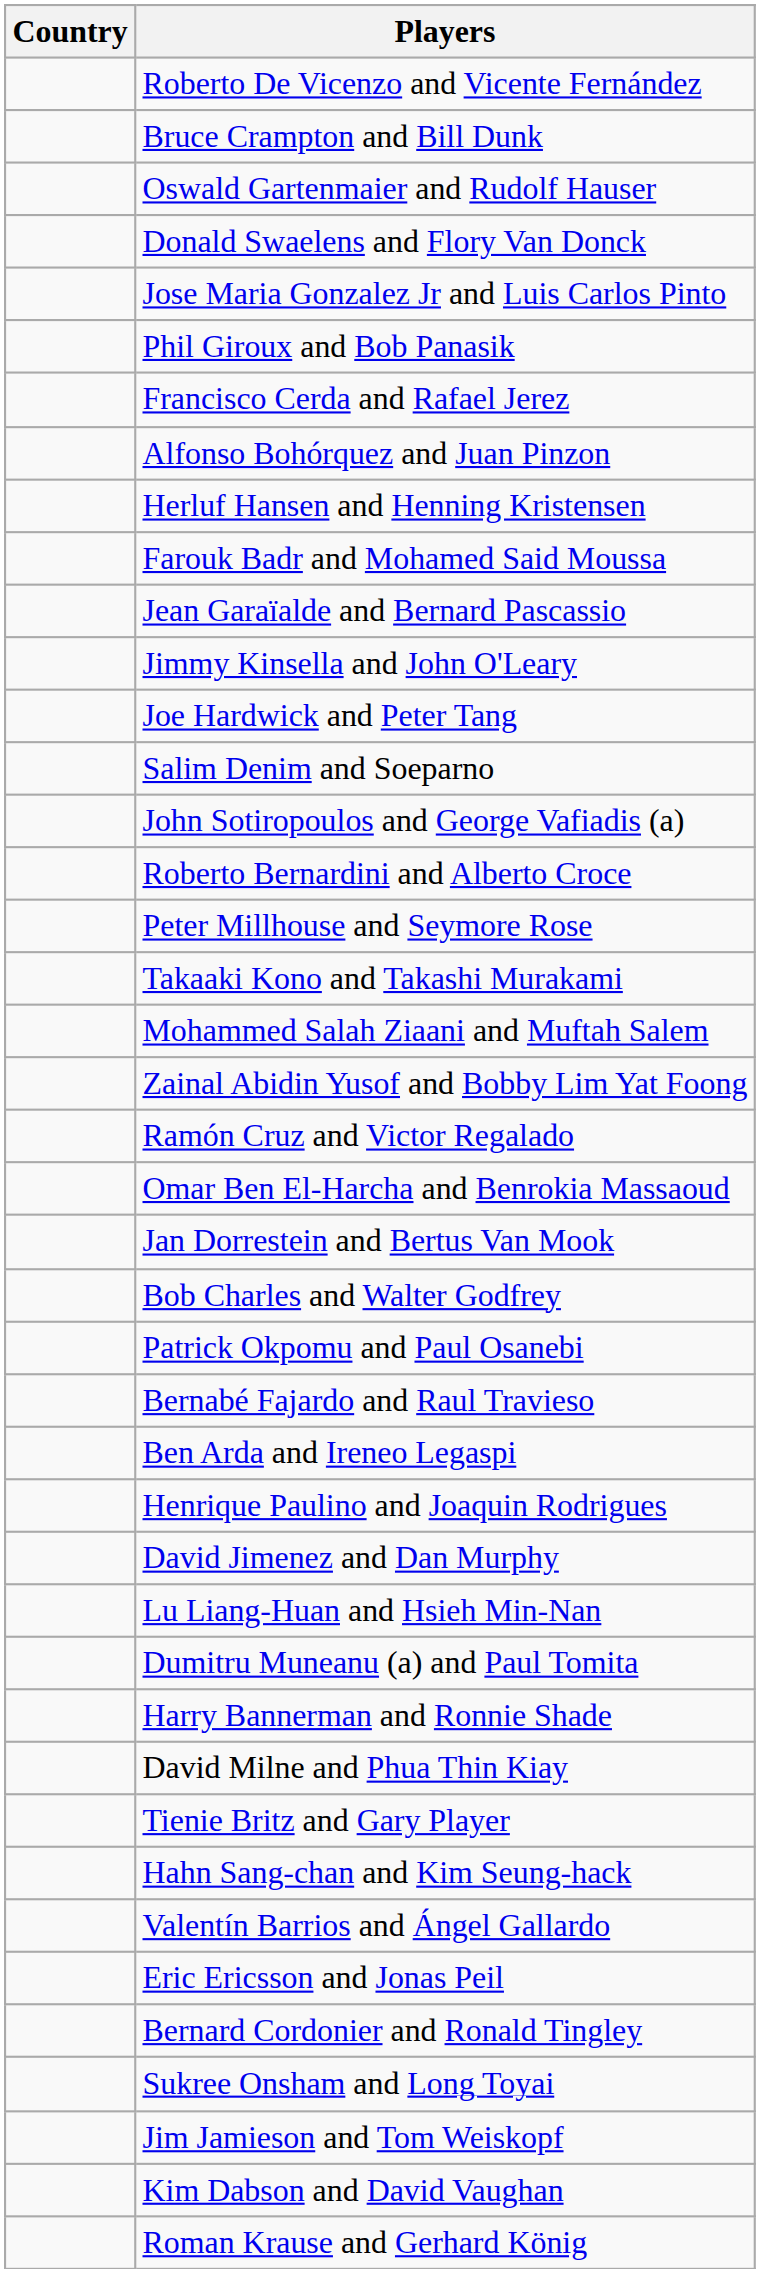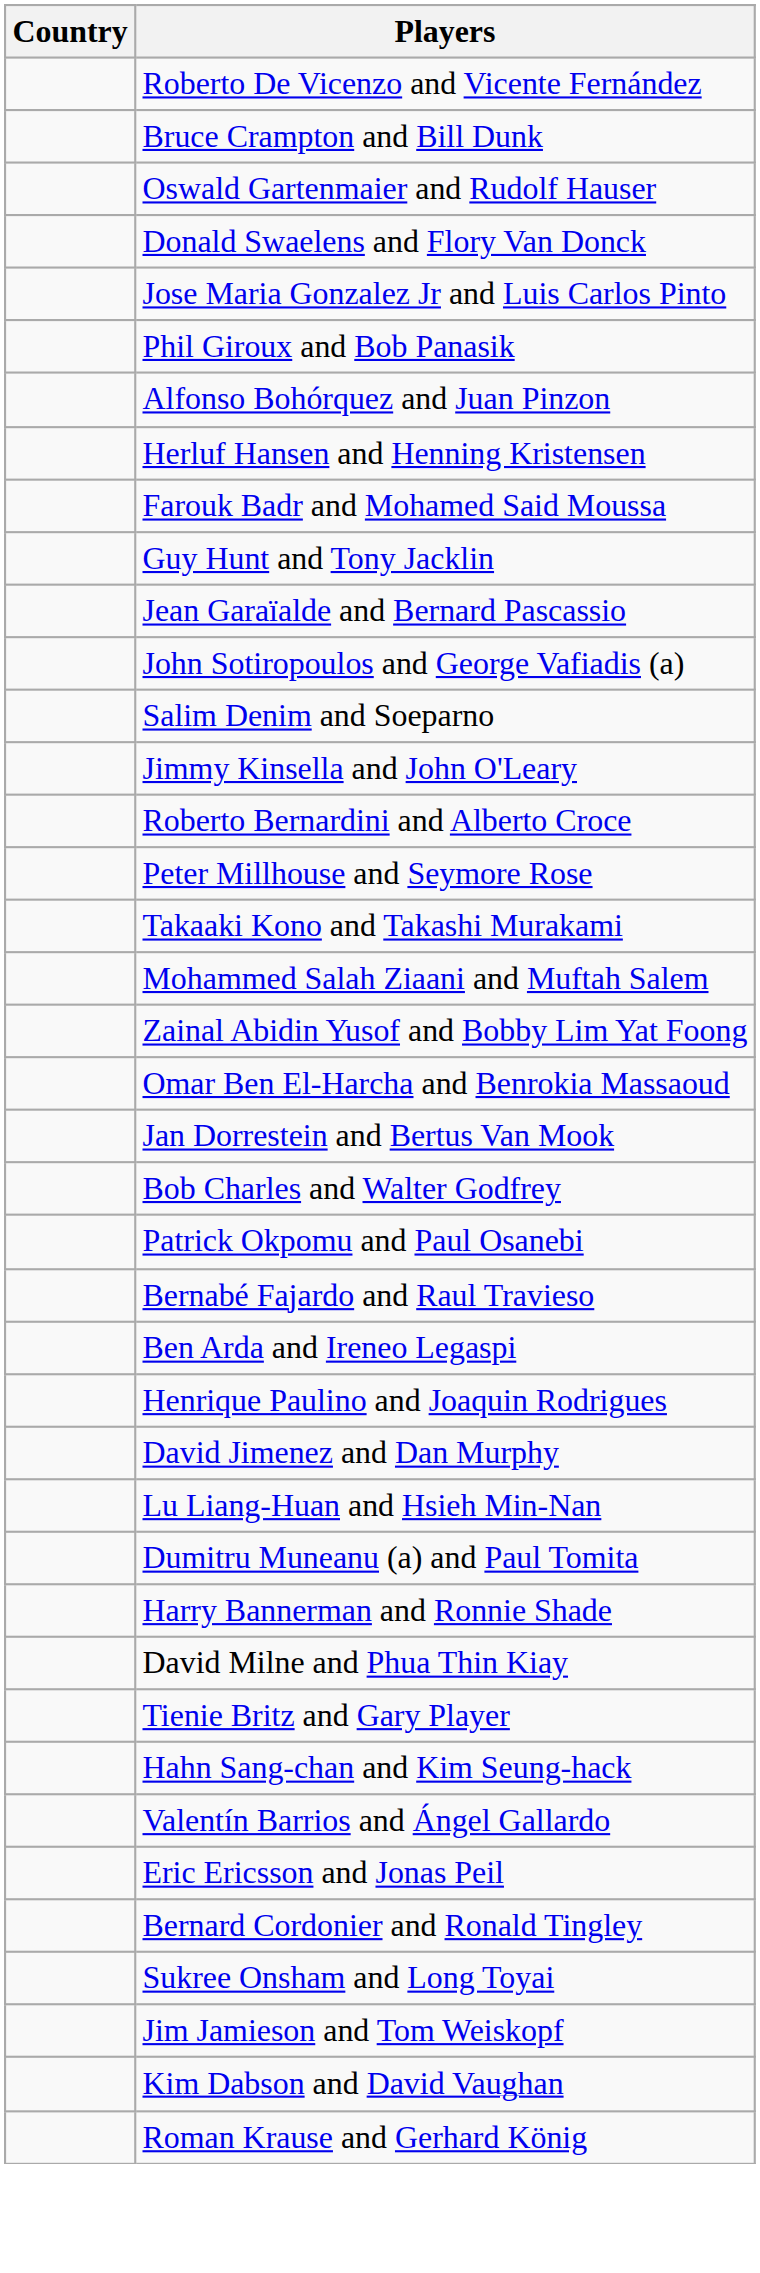- row: (356, 399)
+ row: (318, 557)
rows swapped: (413, 820) <-> (360, 662)
- row: (330, 715)
- row: (358, 1136)
